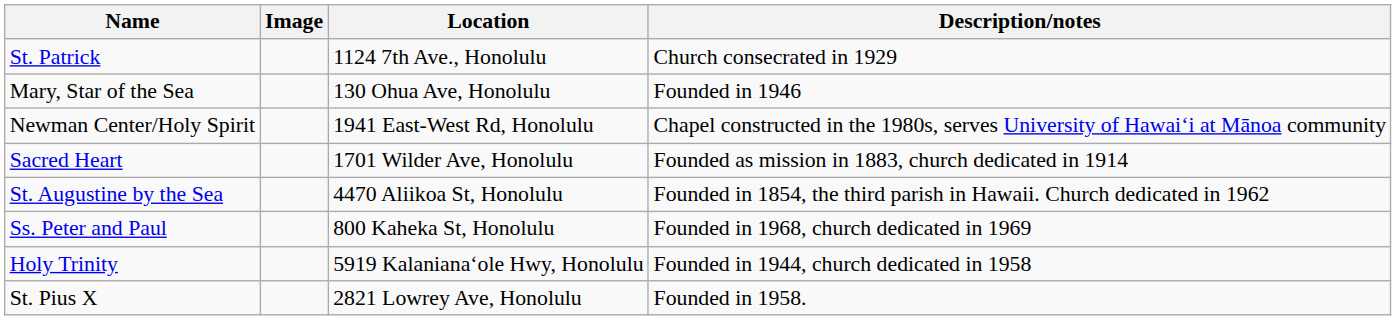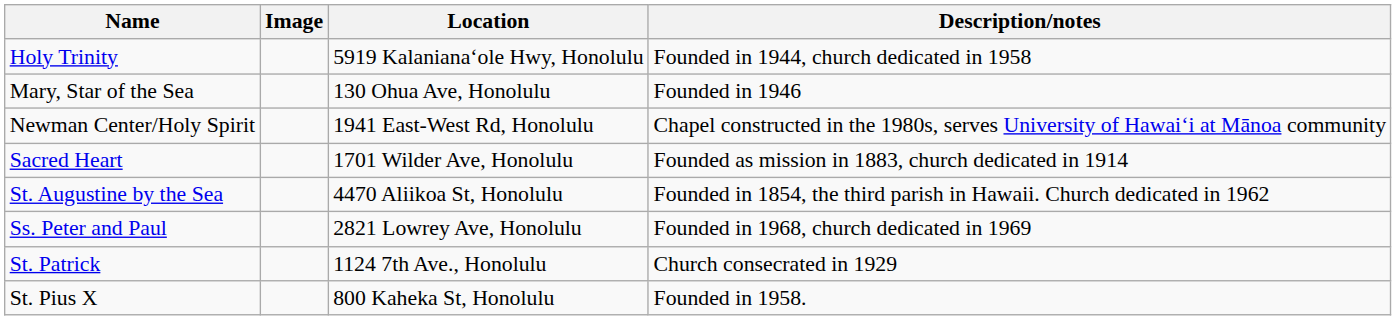rows swapped: (64, 263) <-> (55, 56)
(444, 228) 800 Kaheka St, Honolulu -> (457, 228) 2821 Lowrey Ave, Honolulu
(457, 297) 2821 Lowrey Ave, Honolulu -> (444, 297) 800 Kaheka St, Honolulu
